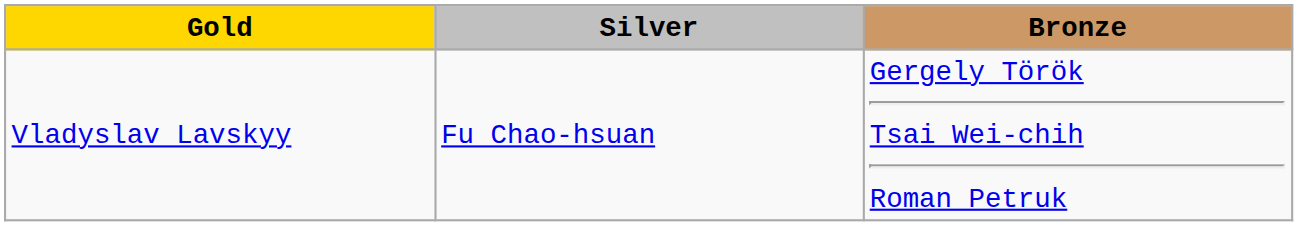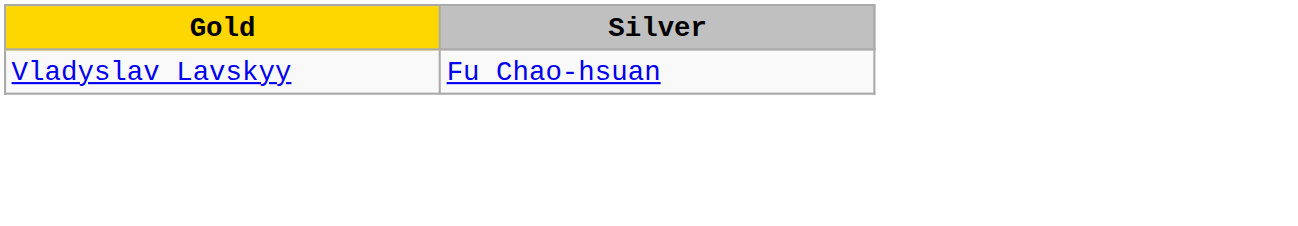- column: (1078, 27)
